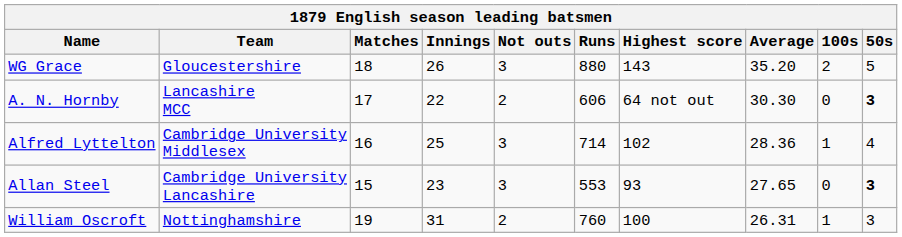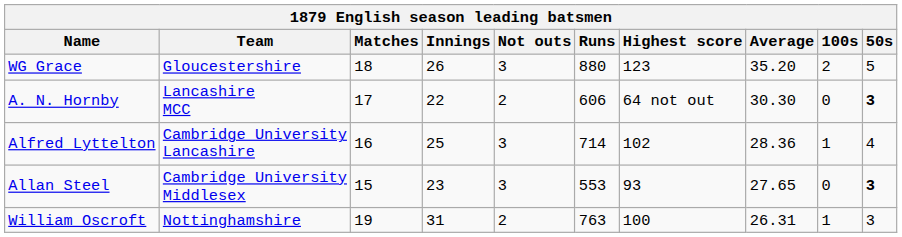(637, 67) 143 -> (637, 67) 123
(255, 144) Cambridge University Middlesex -> (255, 144) Cambridge University Lancashire
(255, 186) Cambridge University Lancashire -> (255, 186) Cambridge University Middlesex
(593, 220) 760 -> (593, 220) 763
